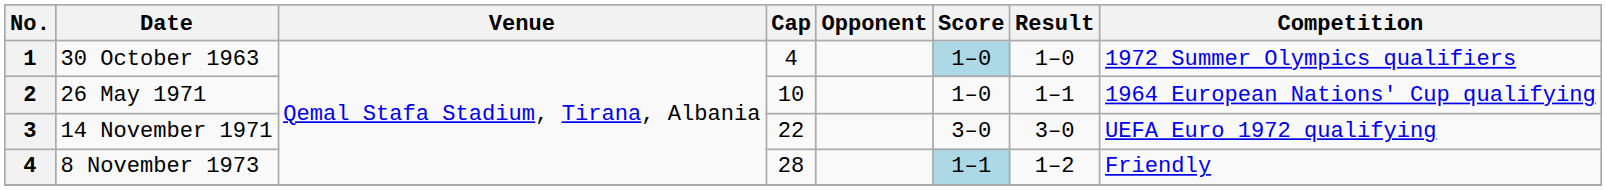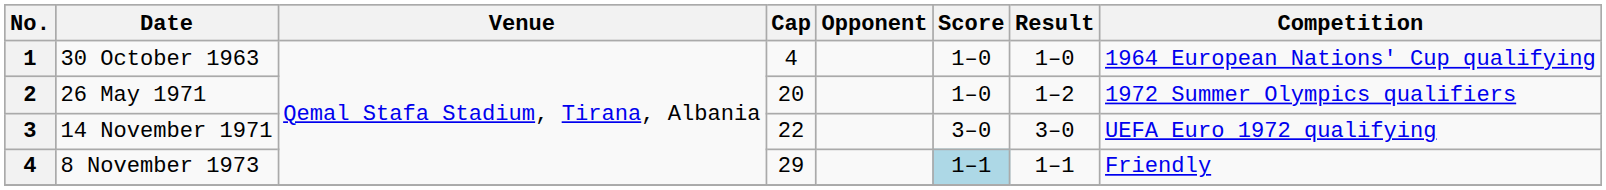(971, 59) lightblue background -> (971, 59) no background
(1311, 59) 1972 Summer Olympics qualifiers -> (1350, 59) 1964 European Nations' Cup qualifying
(791, 95) 10 -> (791, 95) 20
(1055, 95) 1–1 -> (1055, 95) 1–2
(1350, 95) 1964 European Nations' Cup qualifying -> (1311, 95) 1972 Summer Olympics qualifiers
(791, 167) 28 -> (791, 167) 29
(1055, 167) 1–2 -> (1055, 167) 1–1
